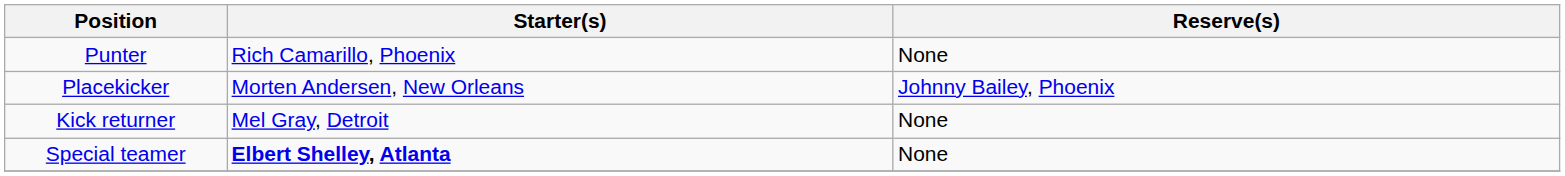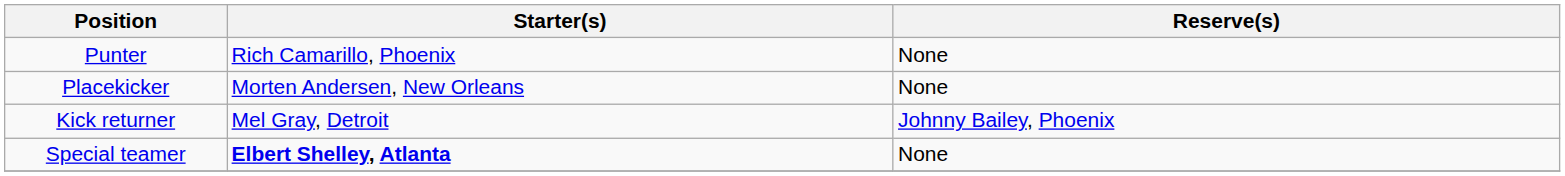(1006, 87) Johnny Bailey, Phoenix -> (923, 87) None
(923, 120) None -> (1006, 120) Johnny Bailey, Phoenix
